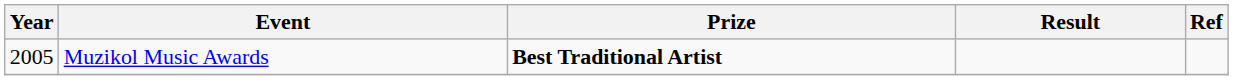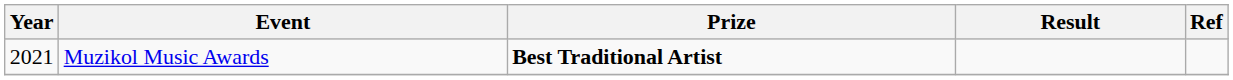(32, 56) 2005 -> (32, 56) 2021
